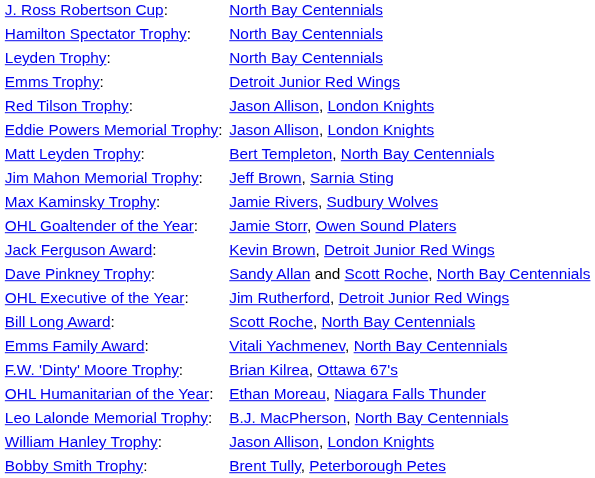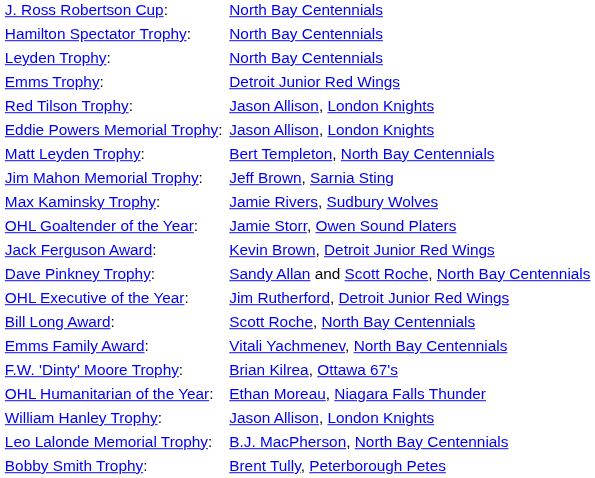rows swapped: (83, 442) <-> (109, 418)
